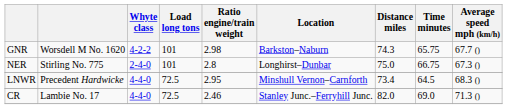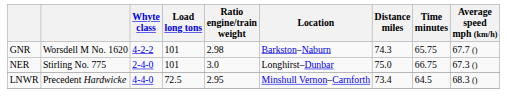(210, 65) 2.8 -> (213, 65) 3.0
- row: (14, 96)
